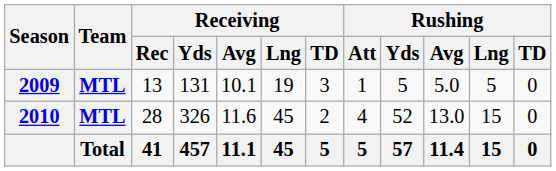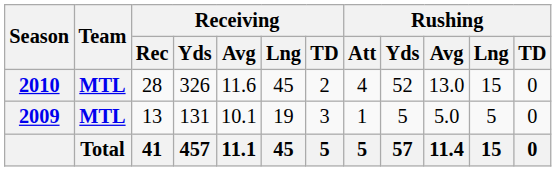rows swapped: (39, 85) <-> (39, 117)
